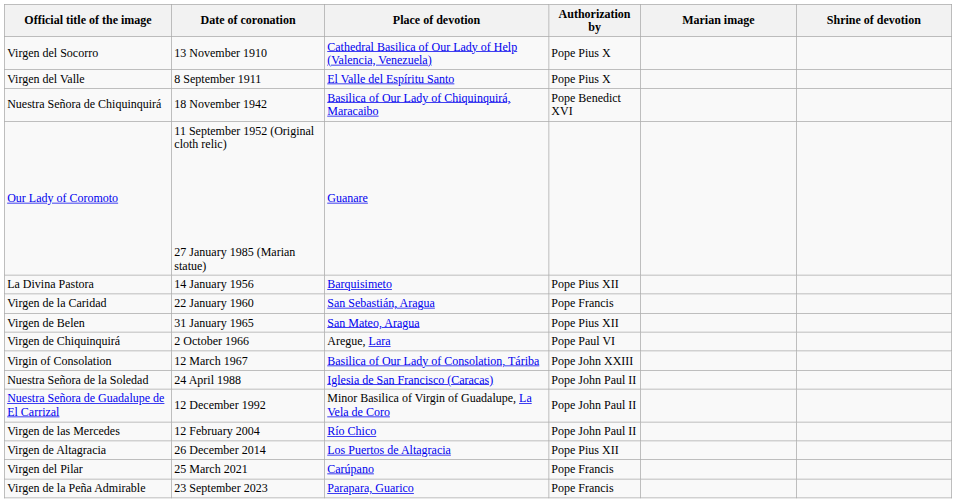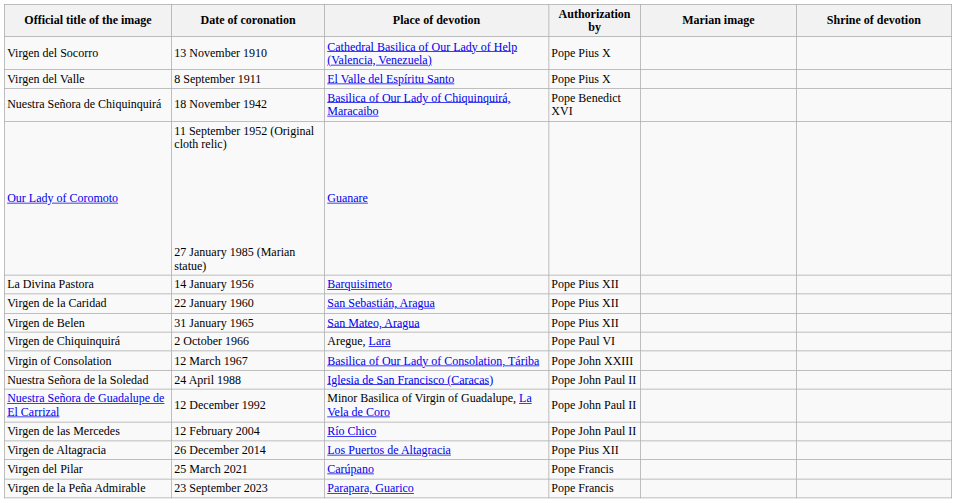(582, 303) Pope Francis -> (585, 303) Pope Pius XII
